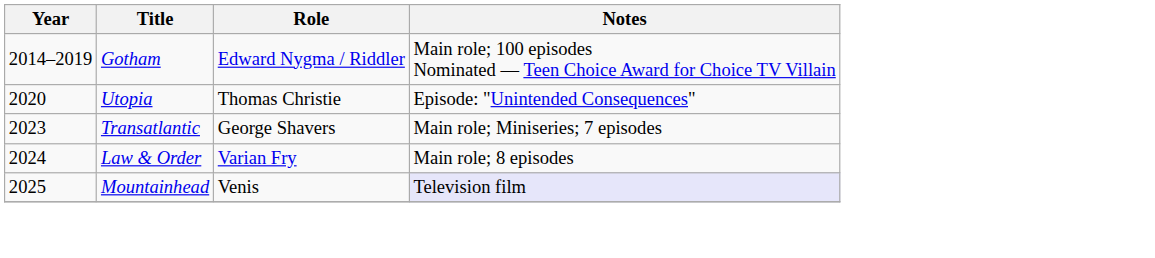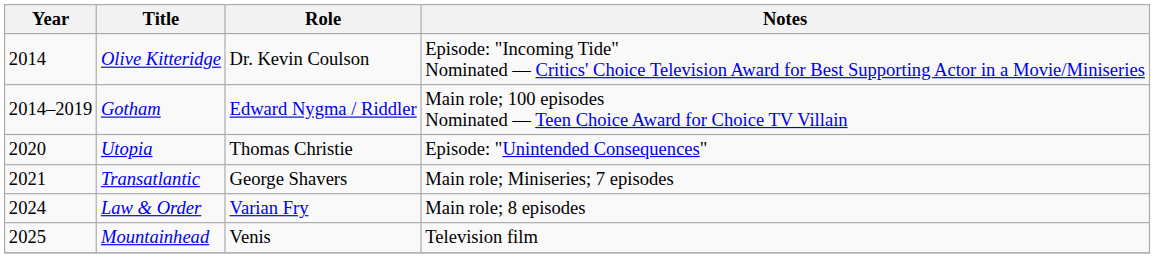+ row: (161, 59)
(27, 128) 2023 -> (27, 178) 2021
(470, 187) lavender background -> (482, 237) no background
